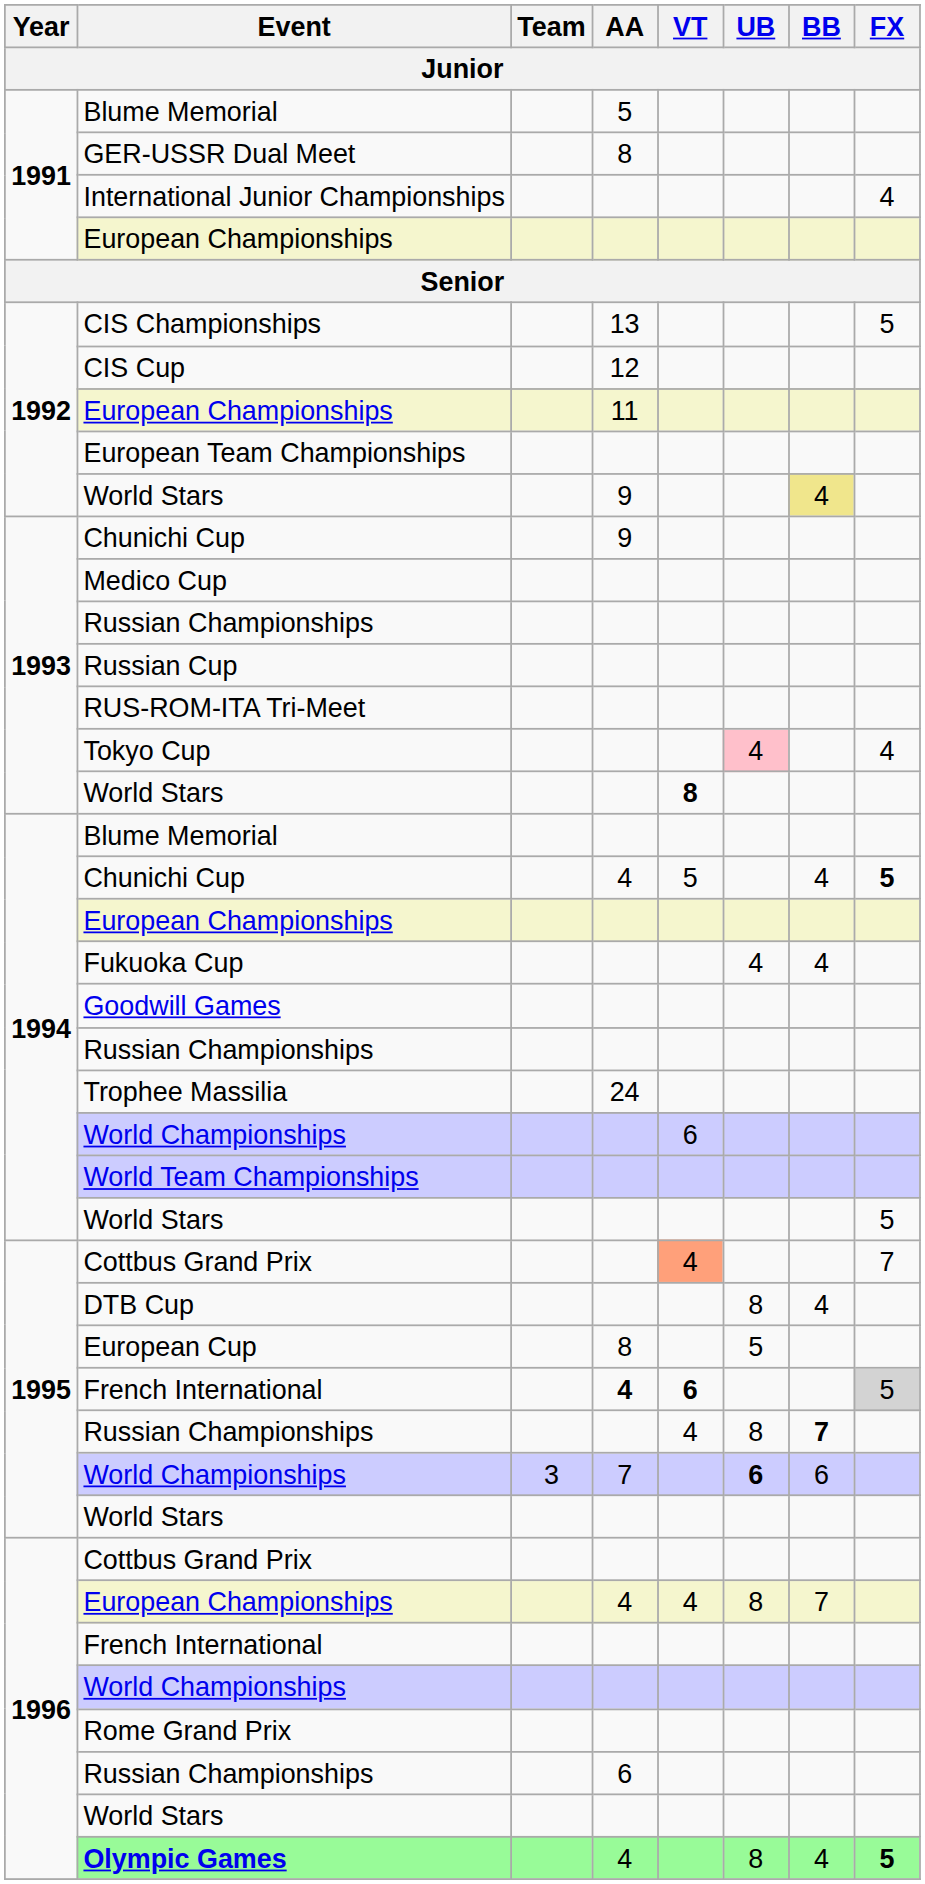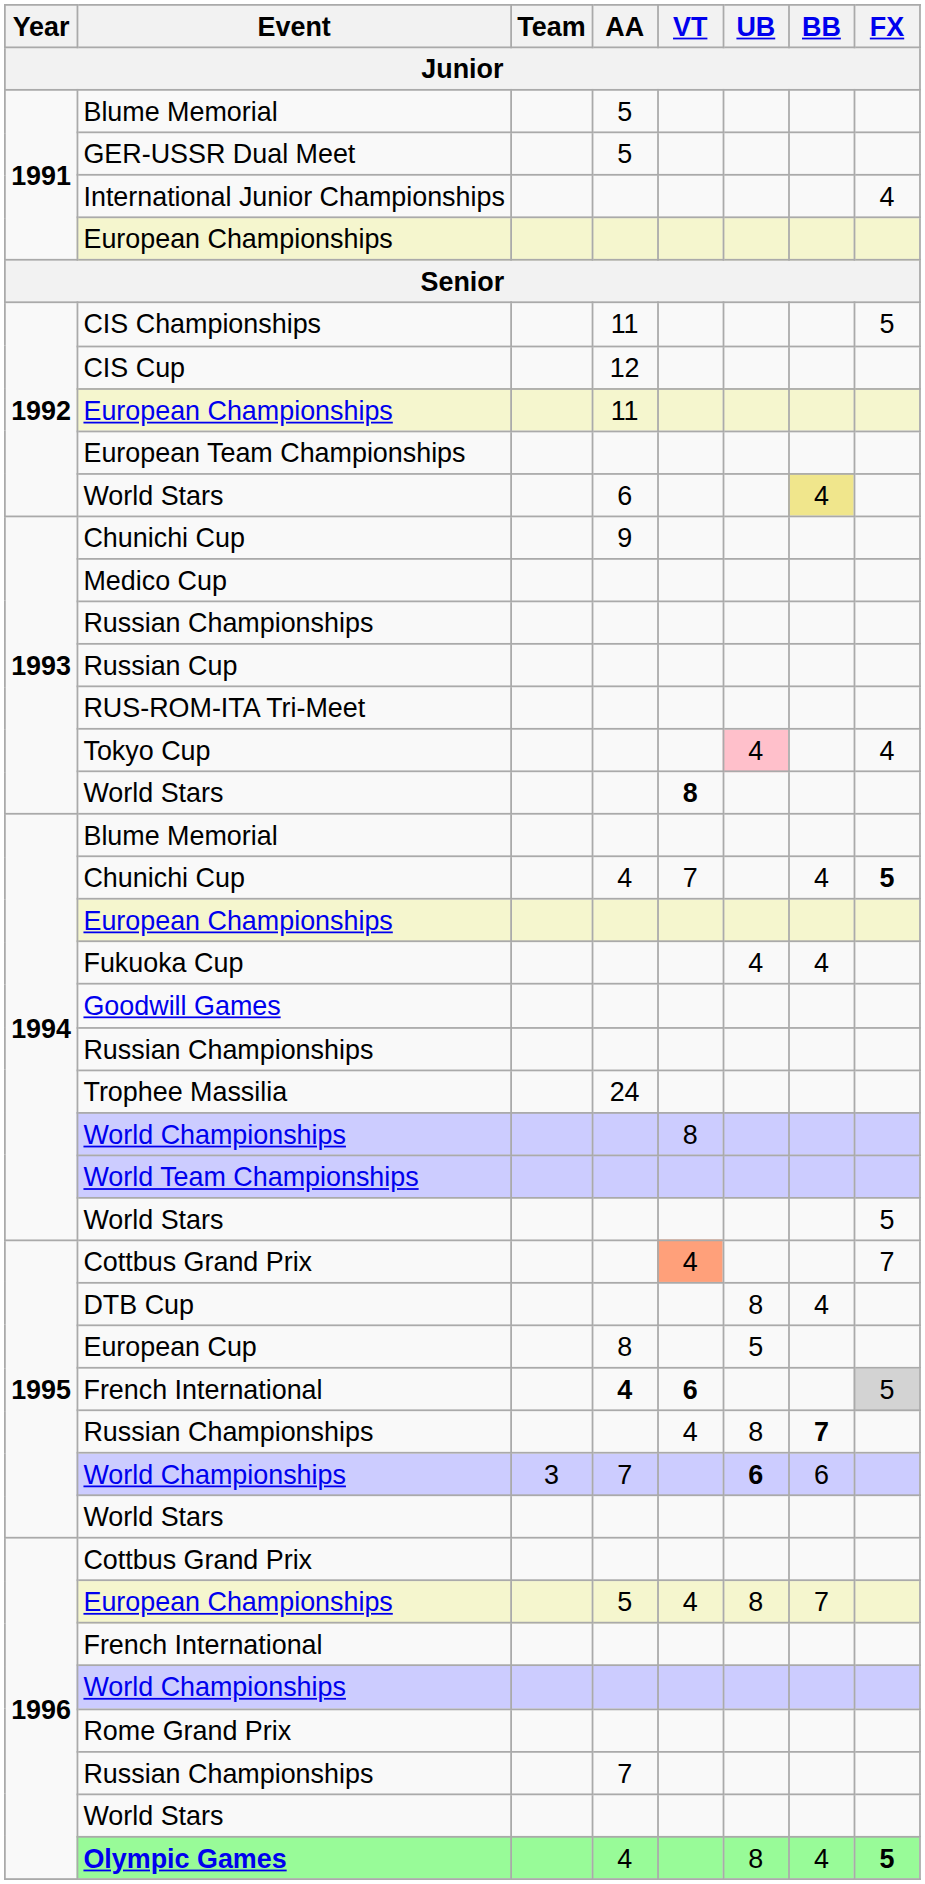(625, 154) 8 -> (625, 154) 5
(625, 325) 13 -> (625, 325) 11
(625, 495) 9 -> (625, 495) 6
(690, 878) 5 -> (690, 878) 7
(690, 1134) 6 -> (690, 1134) 8
(625, 1602) 4 -> (625, 1602) 5
(625, 1773) 6 -> (625, 1773) 7
